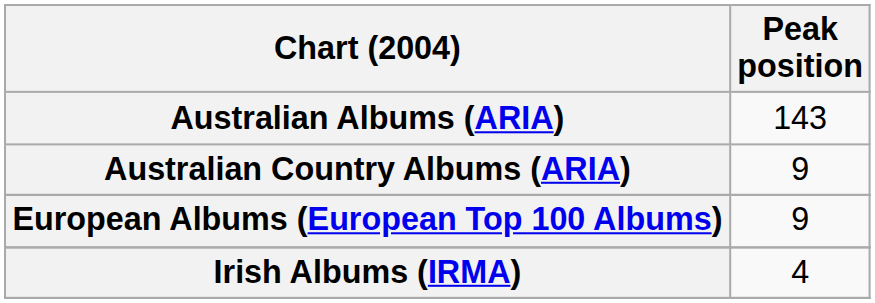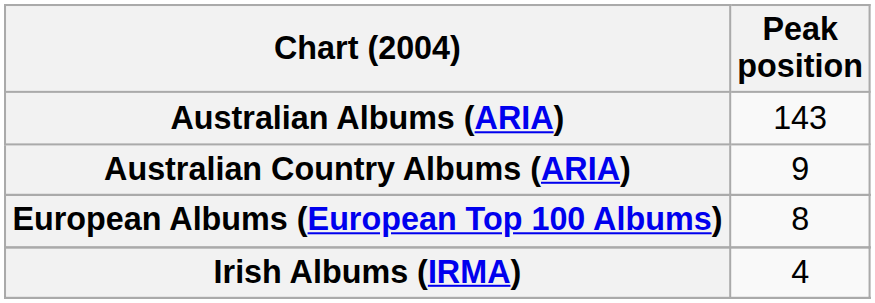(800, 220) 9 -> (800, 220) 8
